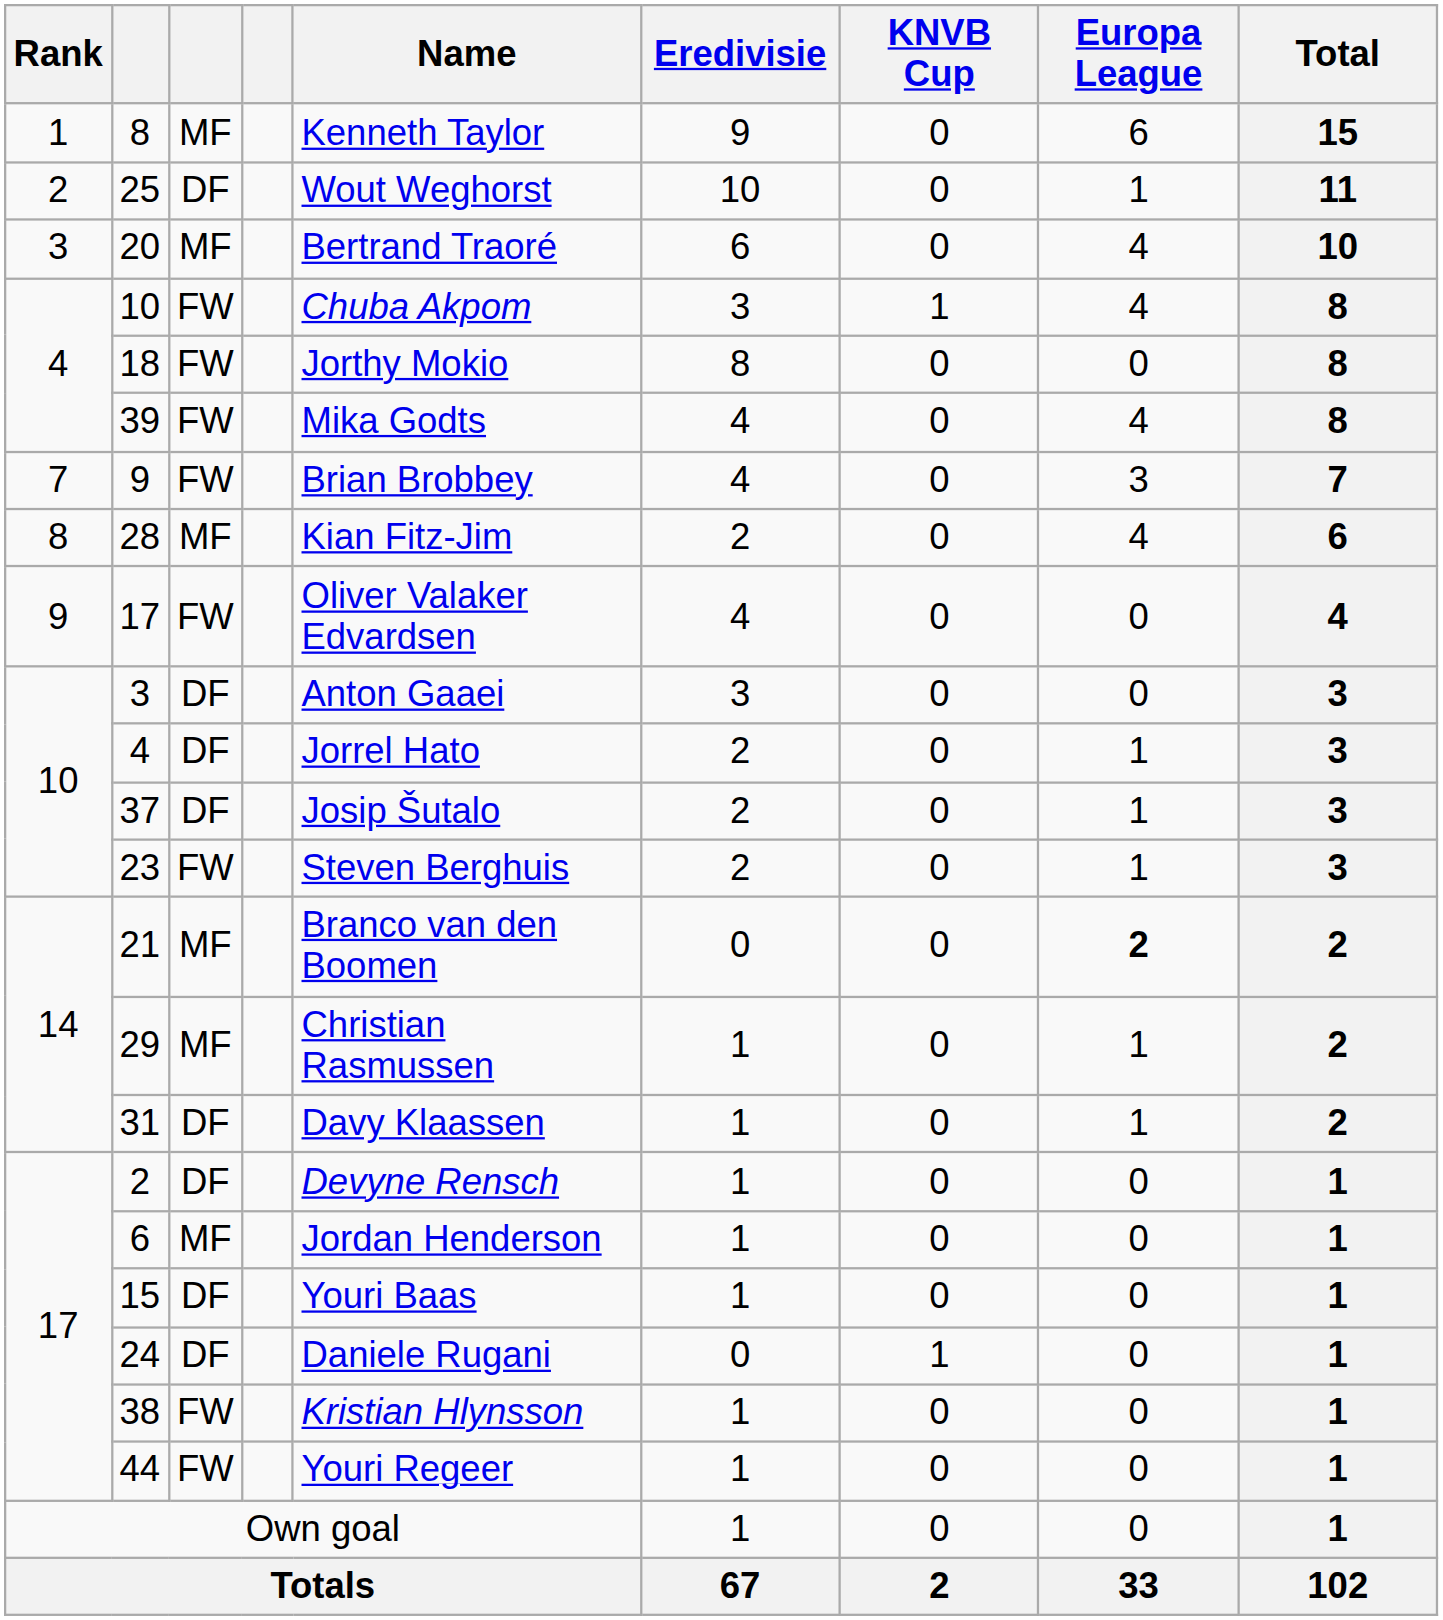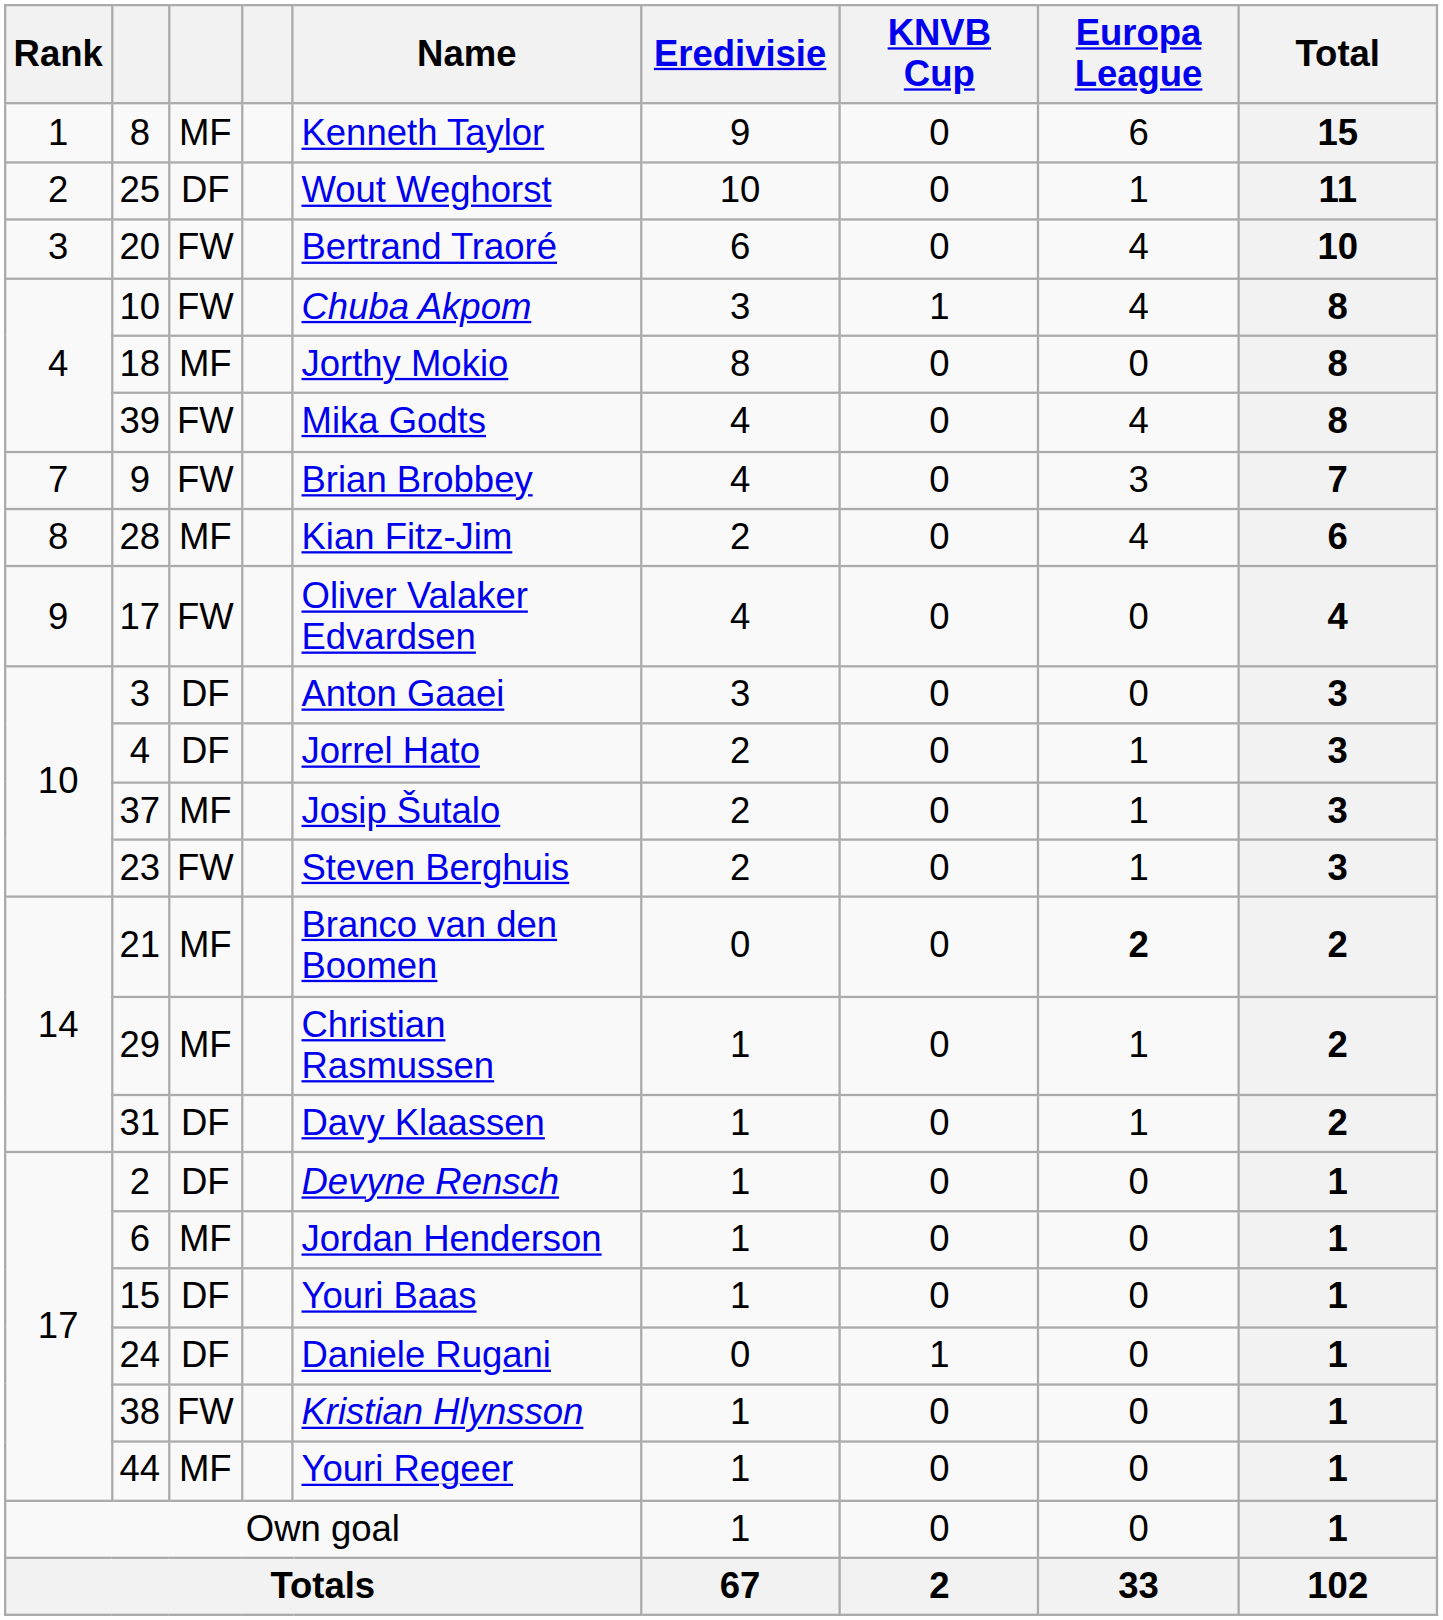(205, 248) MF -> (205, 248) FW
(205, 363) FW -> (205, 363) MF
(205, 809) DF -> (205, 809) MF
(205, 1470) FW -> (205, 1470) MF
